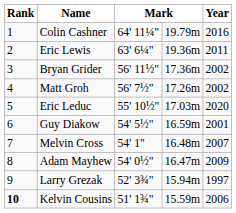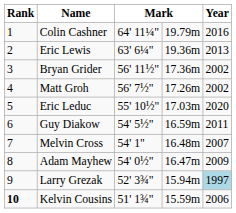(217, 50) 2011 -> (217, 50) 2013
(217, 124) 2001 -> (217, 124) 2011
(217, 180) no background -> (217, 180) lightblue background
